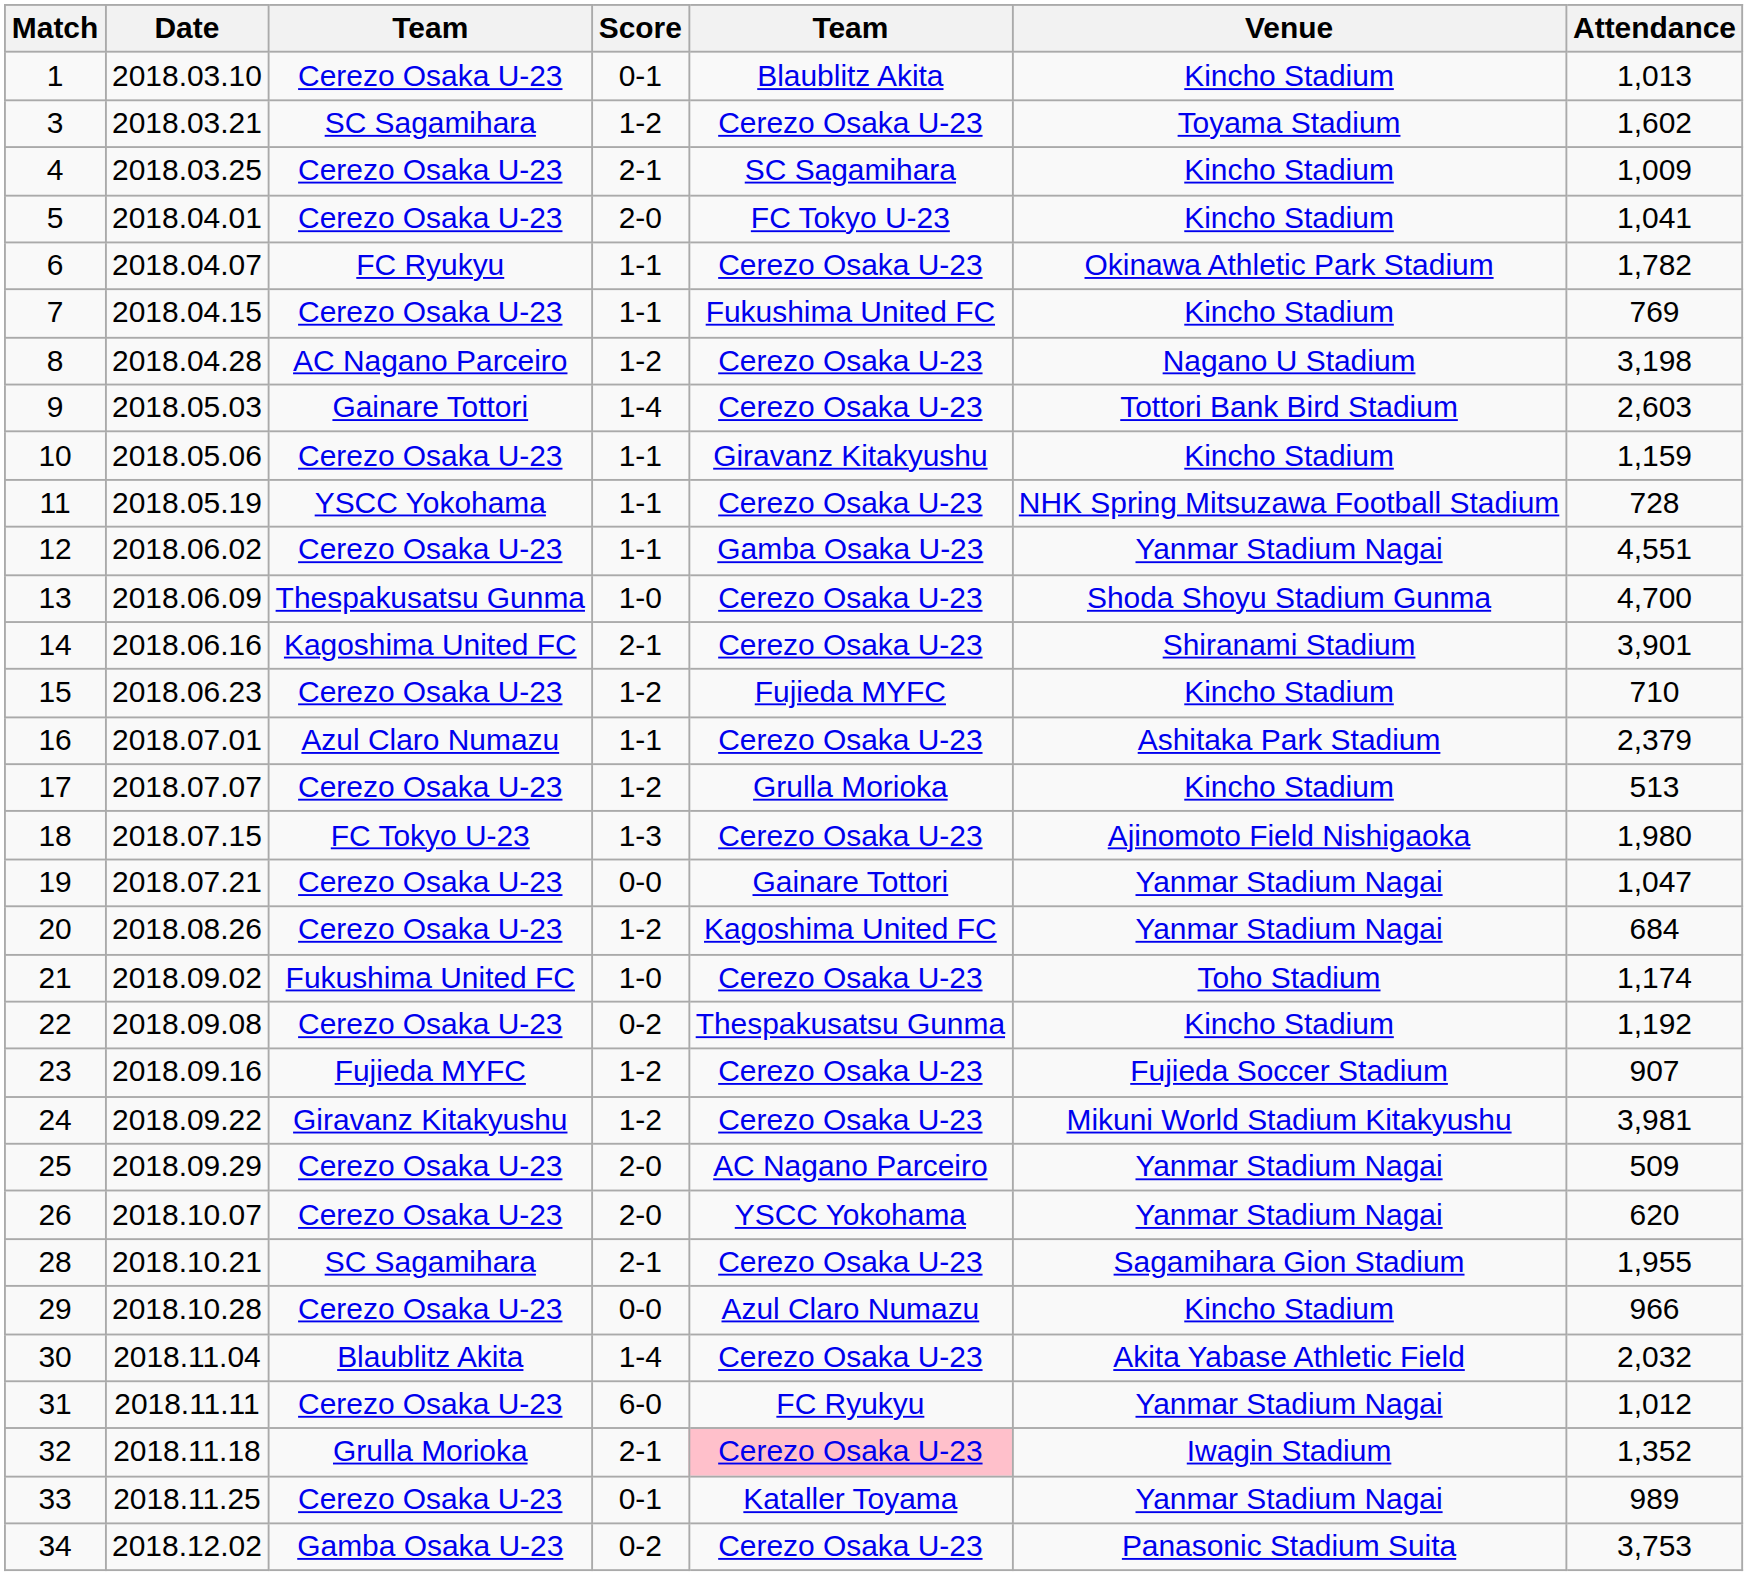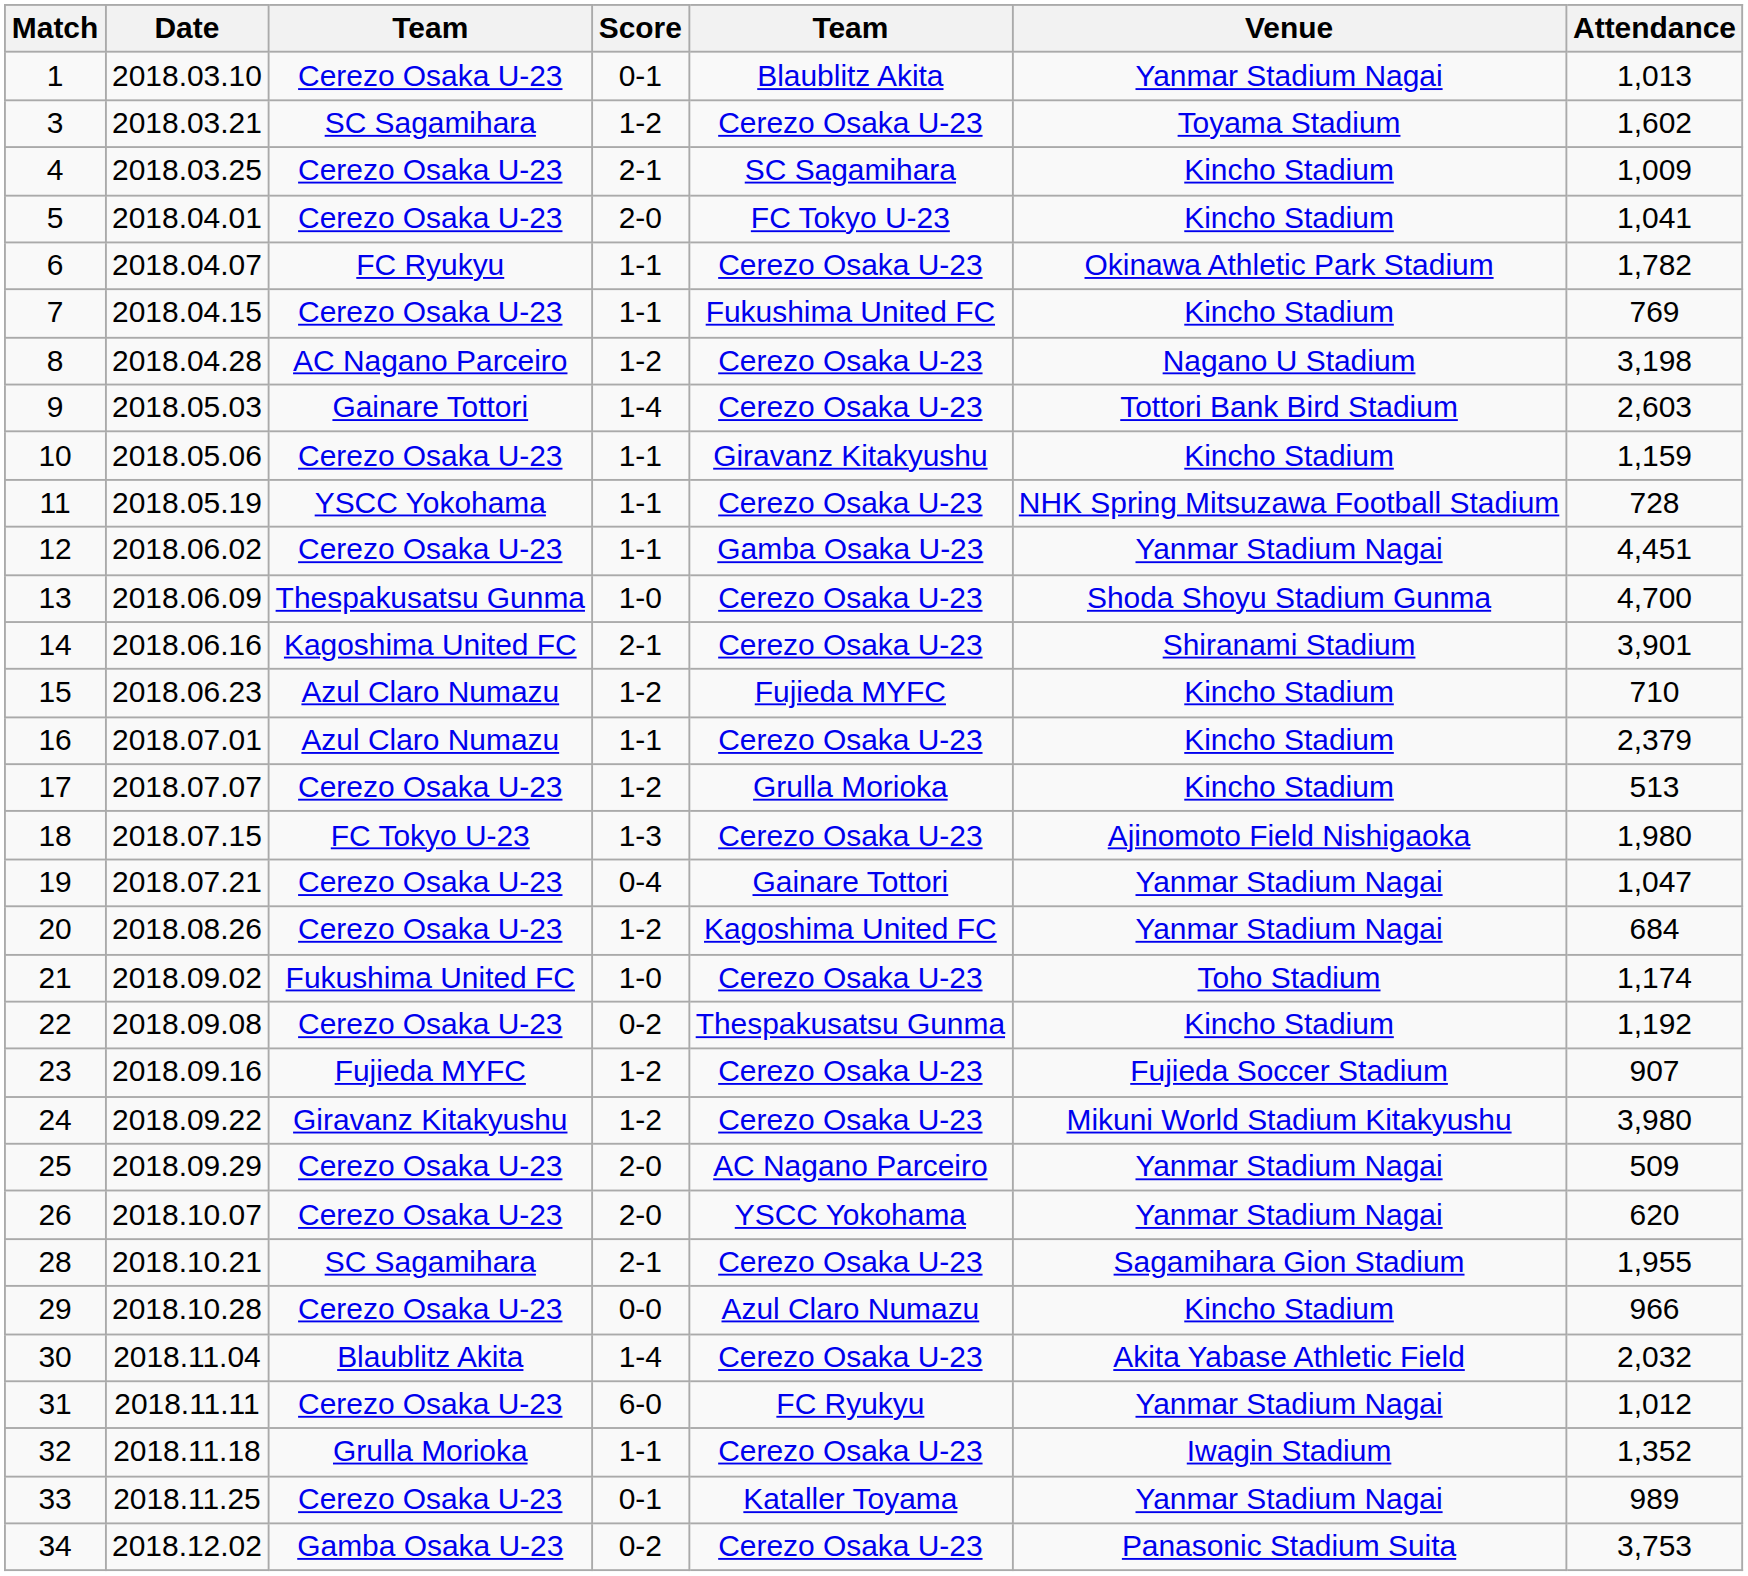(1289, 75) Kincho Stadium -> (1289, 75) Yanmar Stadium Nagai
(1655, 550) 4,551 -> (1655, 550) 4,451
(430, 692) Cerezo Osaka U-23 -> (430, 692) Azul Claro Numazu
(1289, 739) Ashitaka Park Stadium -> (1289, 739) Kincho Stadium
(640, 882) 0-0 -> (640, 882) 0-4
(1655, 1119) 3,981 -> (1655, 1119) 3,980
(640, 1451) 2-1 -> (640, 1451) 1-1
(850, 1451) pink background -> (850, 1451) no background
